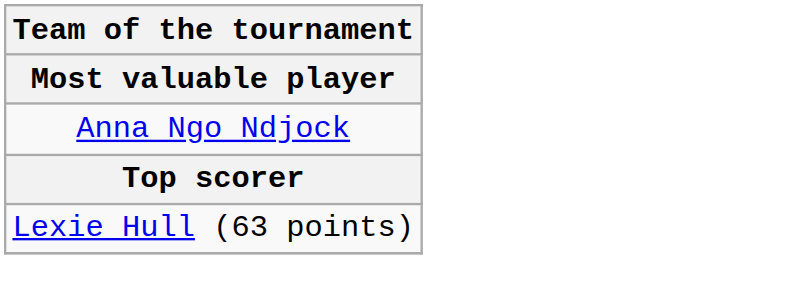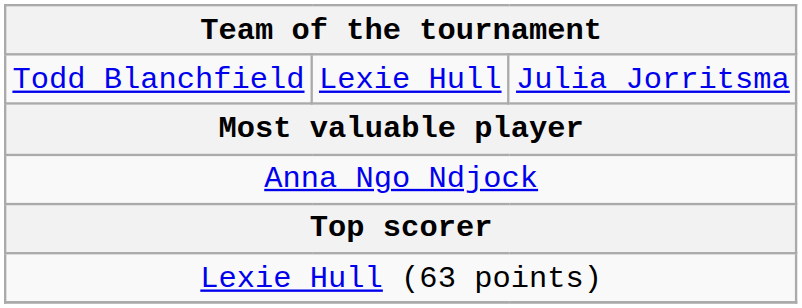+ row: (158, 80)
